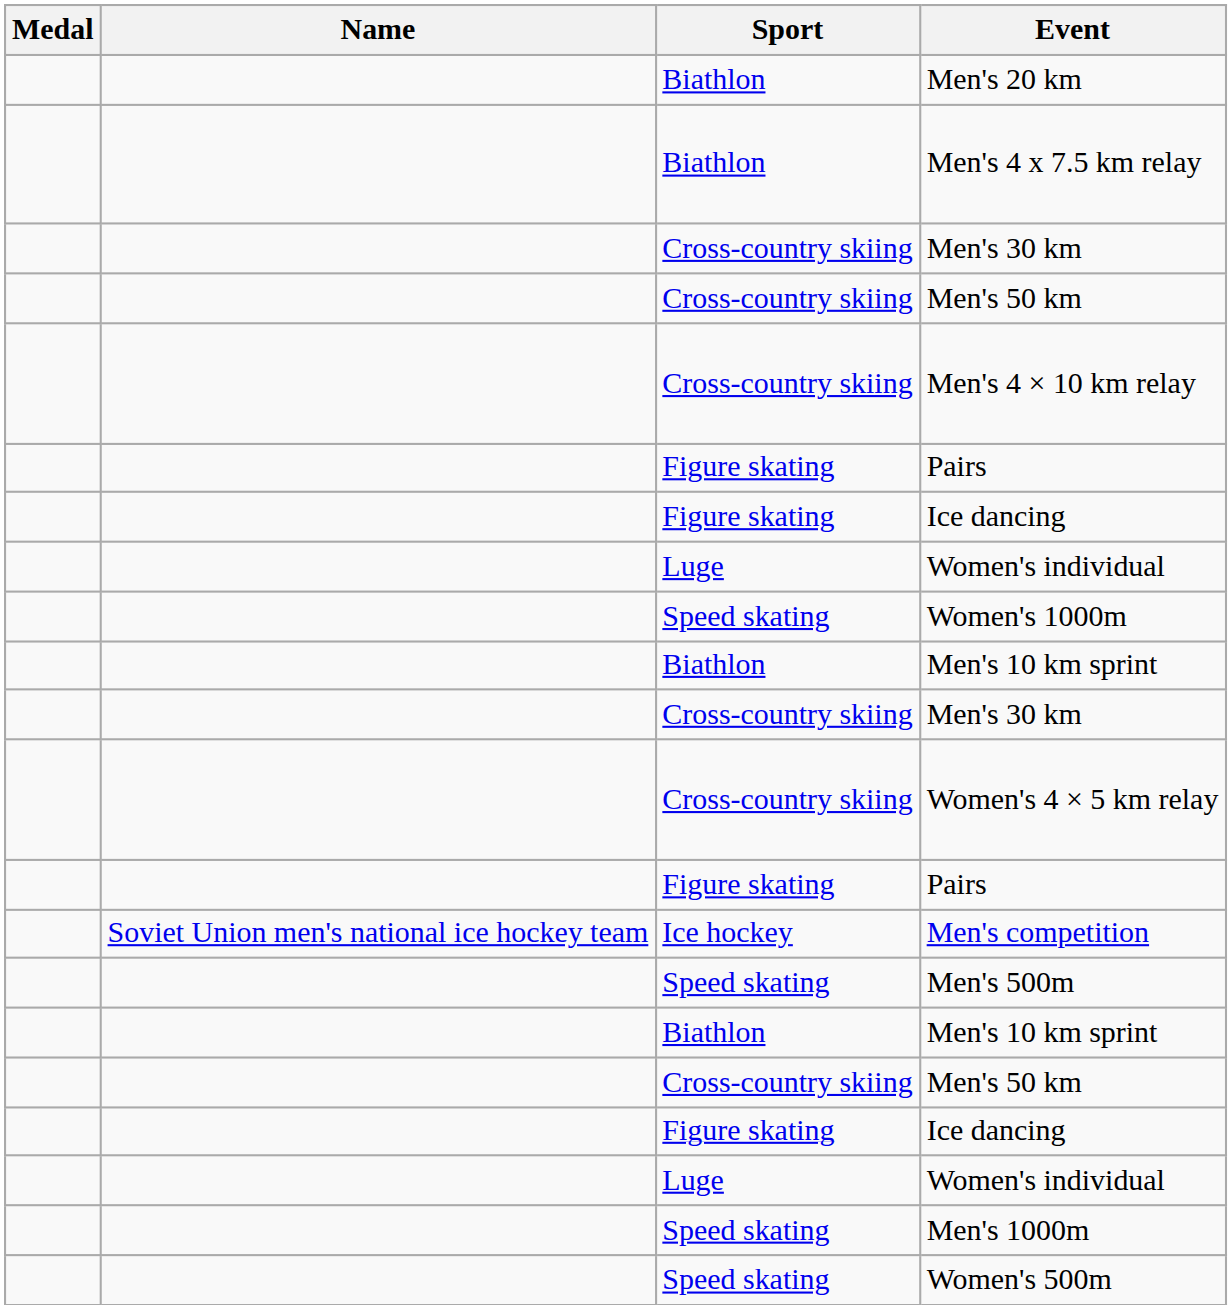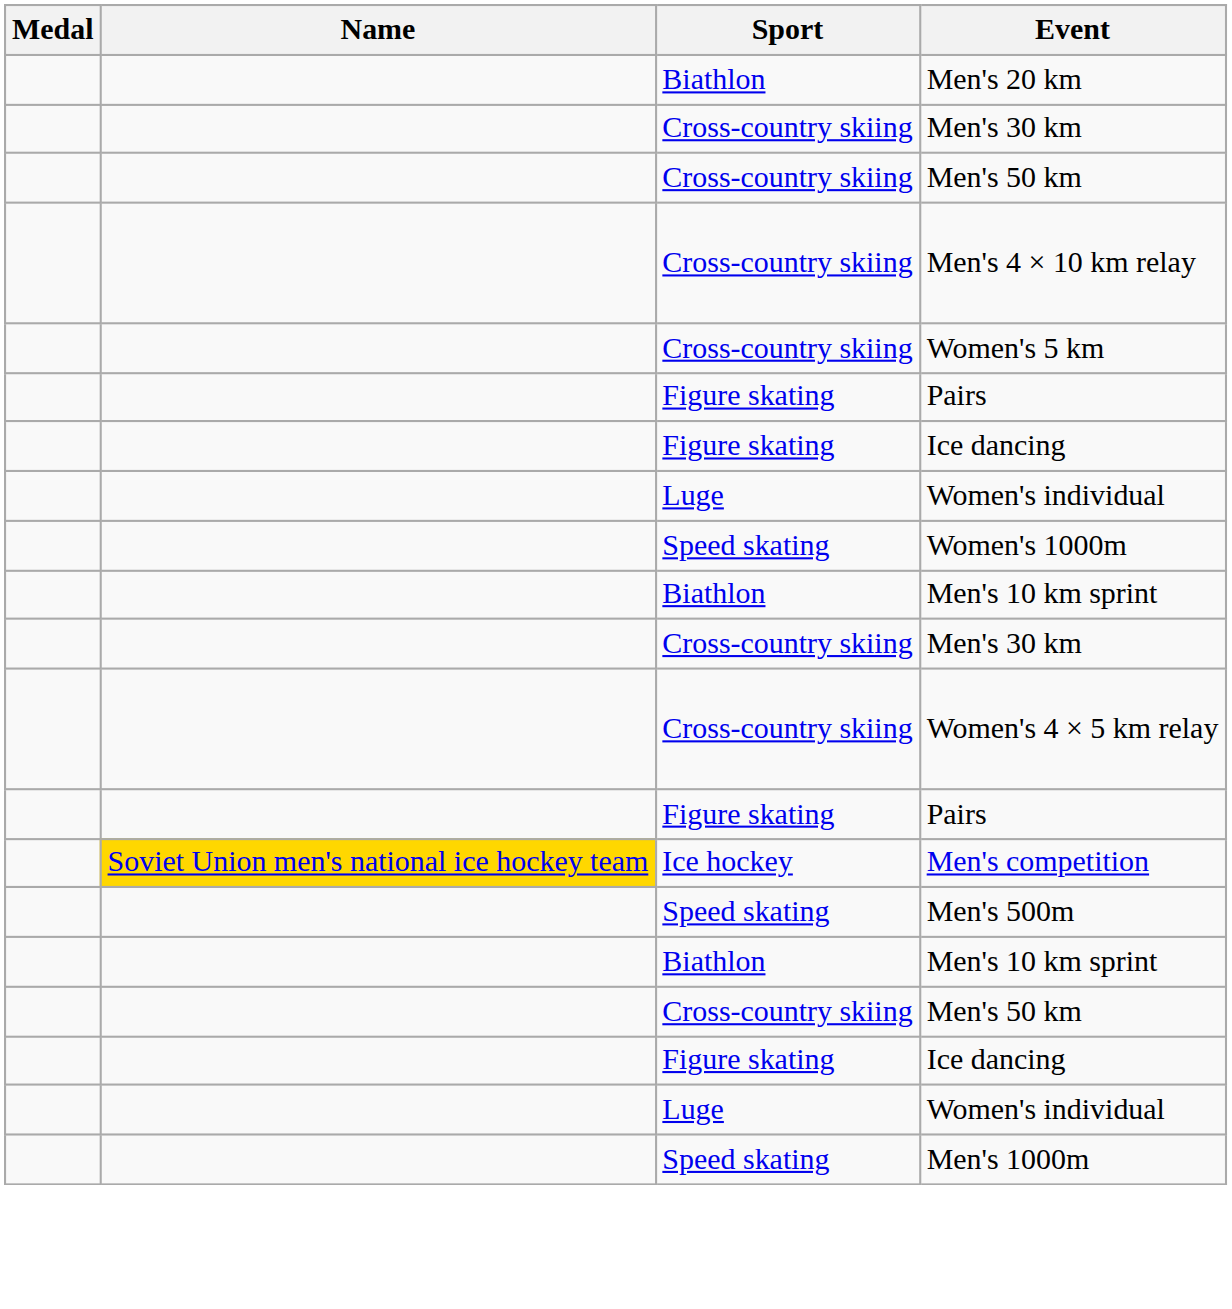- row: (714, 163)
+ row: (787, 347)
(378, 933) no background -> (378, 862) gold background
- row: (746, 1279)
